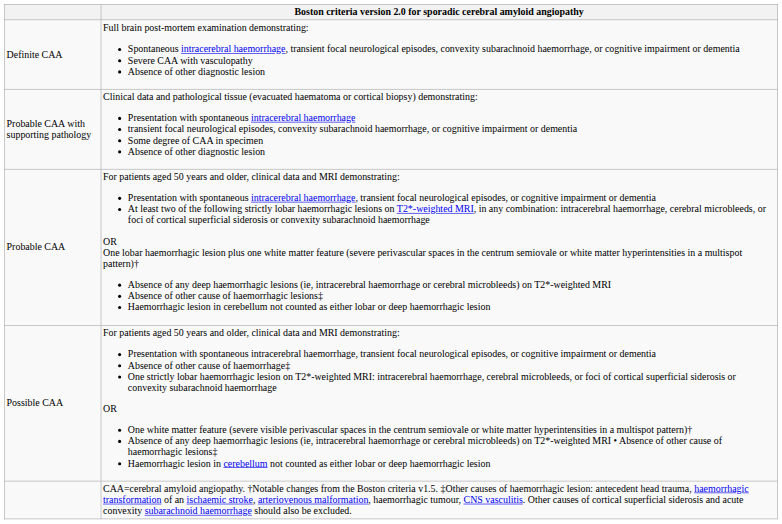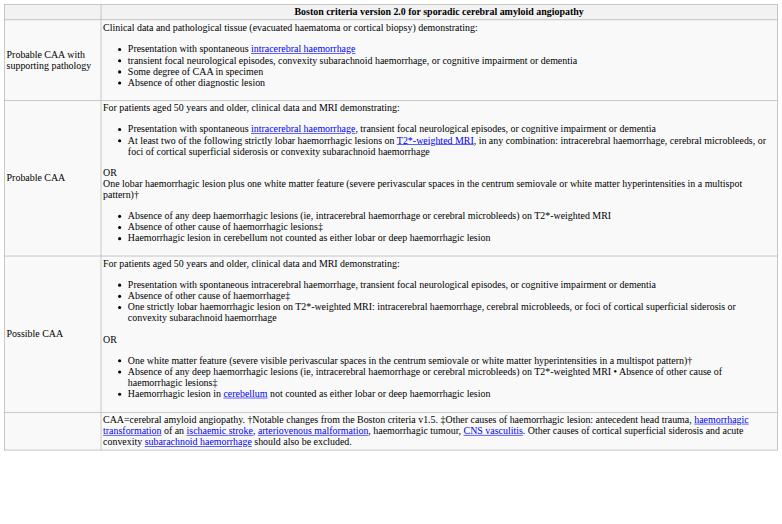- row: (35, 54)
